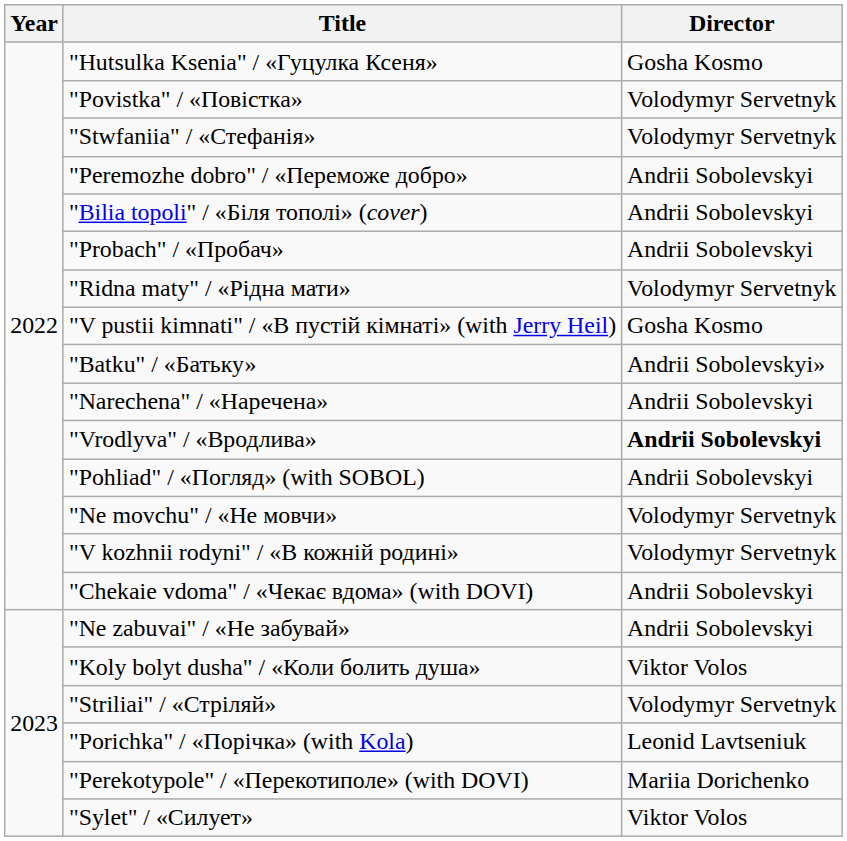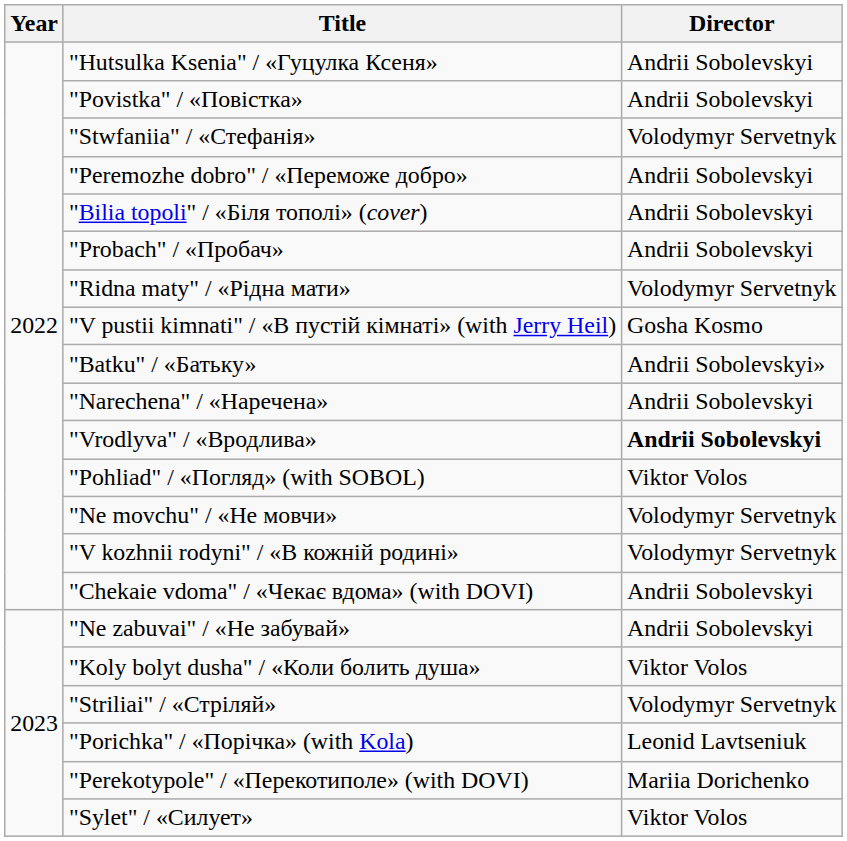(695, 61) Gosha Kosmo -> (720, 61) Andrii Sobolevskyi
(732, 99) Volodymyr Servetnyk -> (720, 99) Andrii Sobolevskyi
(720, 477) Andrii Sobolevskyi -> (687, 477) Viktor Volos
